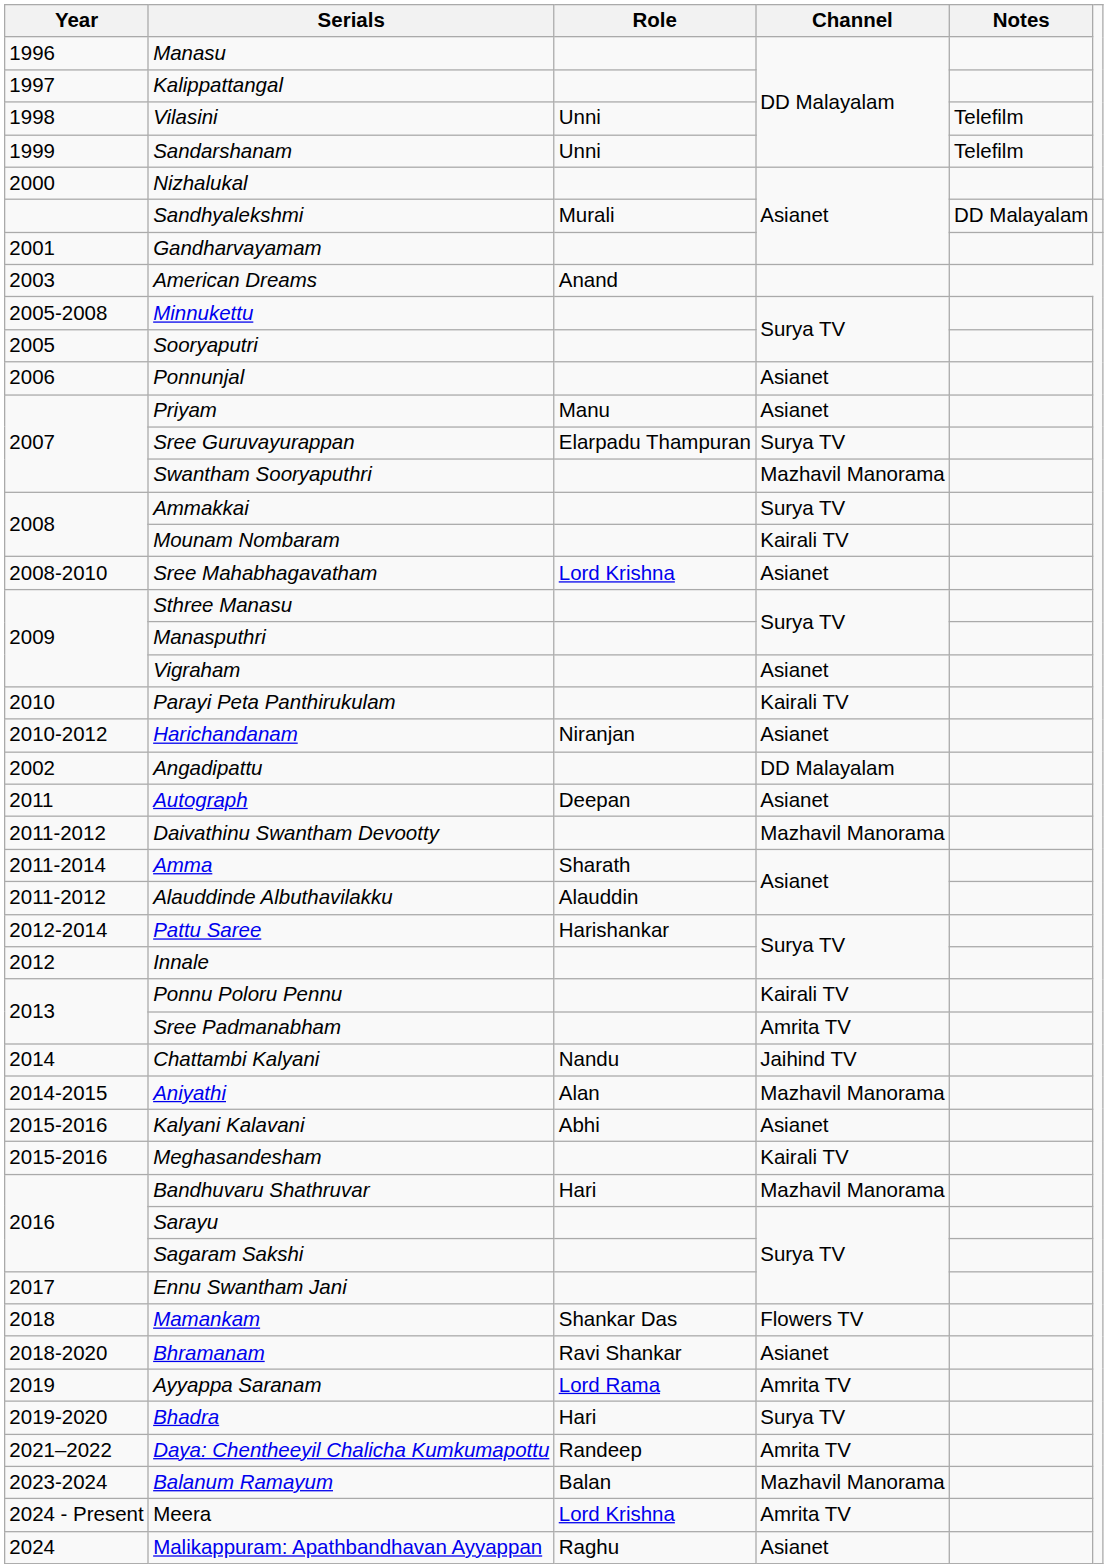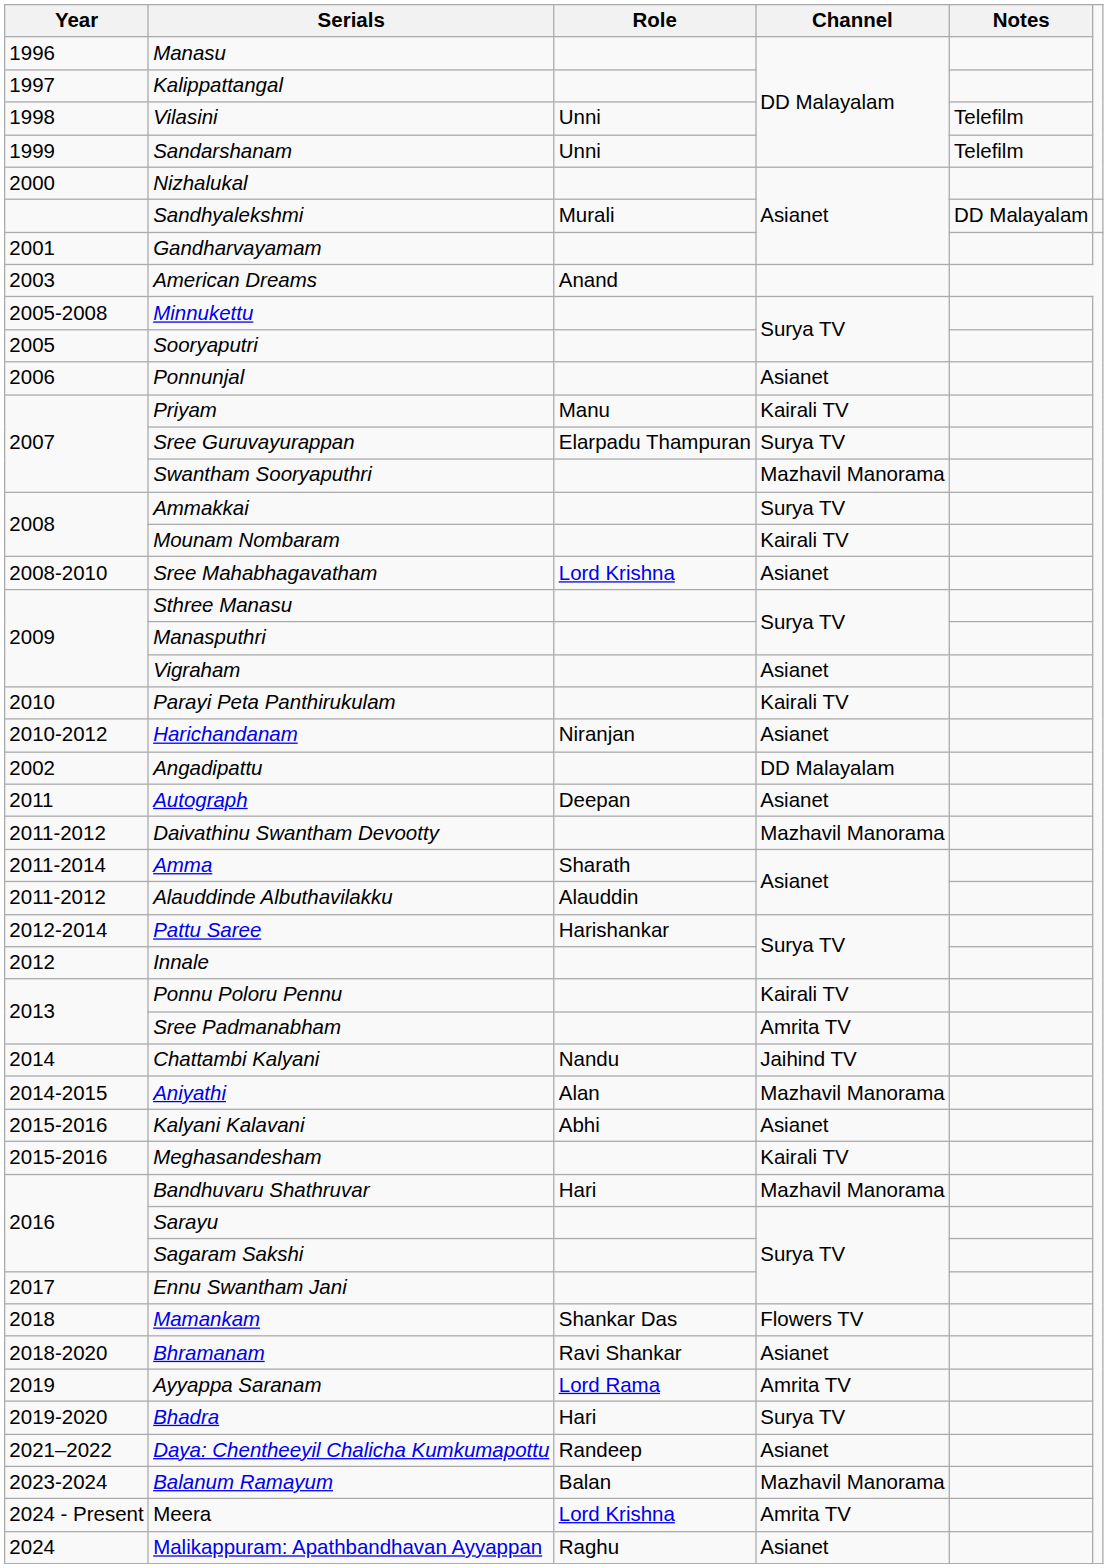(794, 410) Asianet -> (804, 410) Kairali TV
(806, 1449) Amrita TV -> (794, 1449) Asianet
